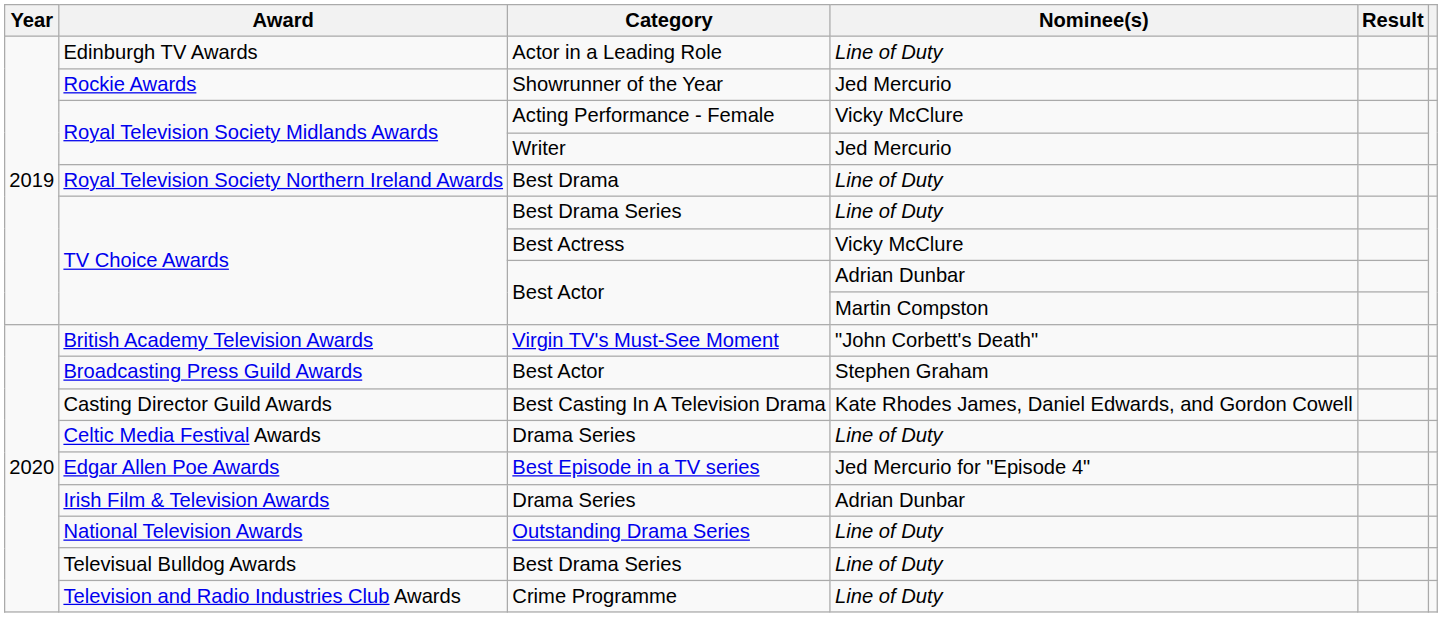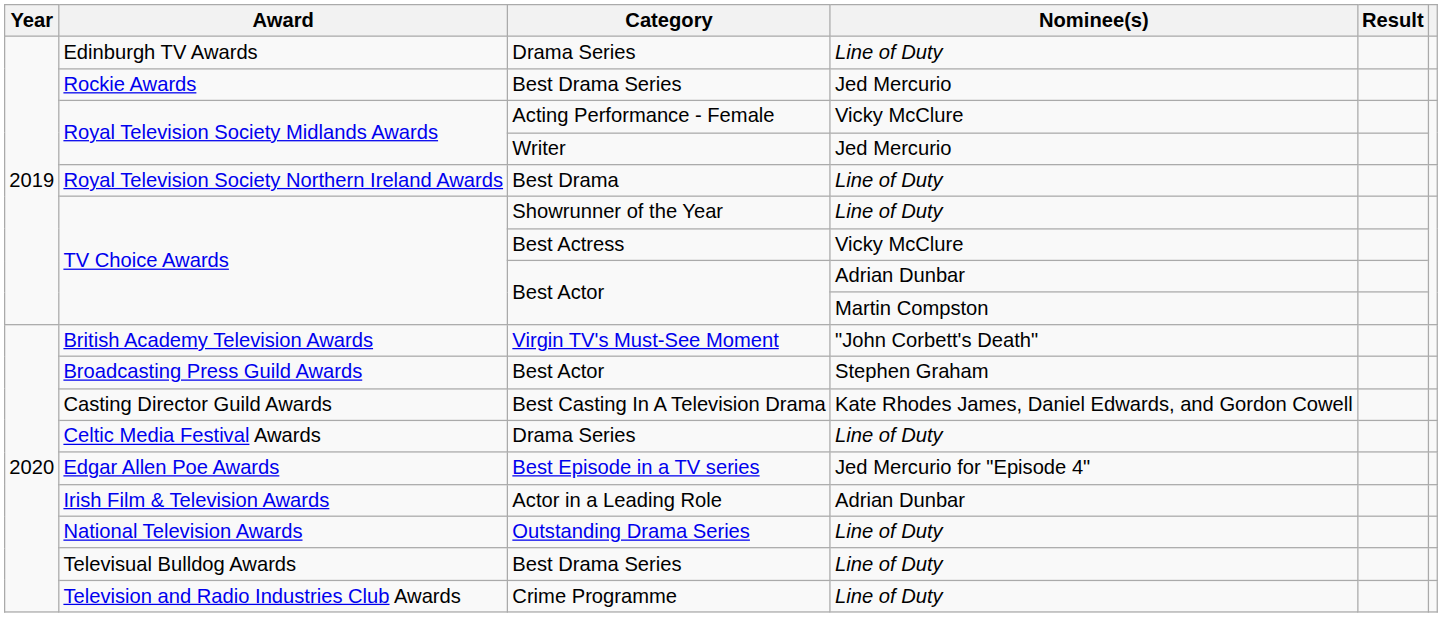(617, 52) Actor in a Leading Role -> (574, 52) Drama Series
(618, 84) Showrunner of the Year -> (597, 84) Best Drama Series
(597, 212) Best Drama Series -> (618, 212) Showrunner of the Year
(574, 500) Drama Series -> (617, 500) Actor in a Leading Role
